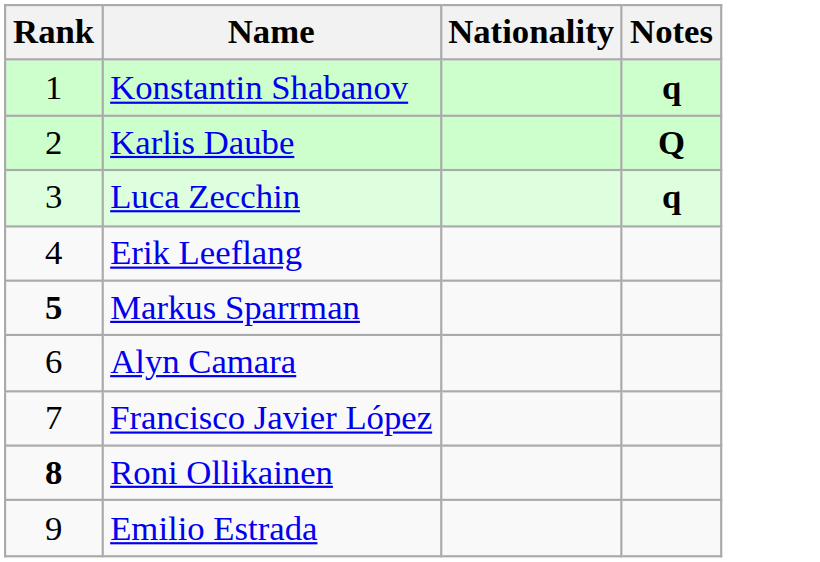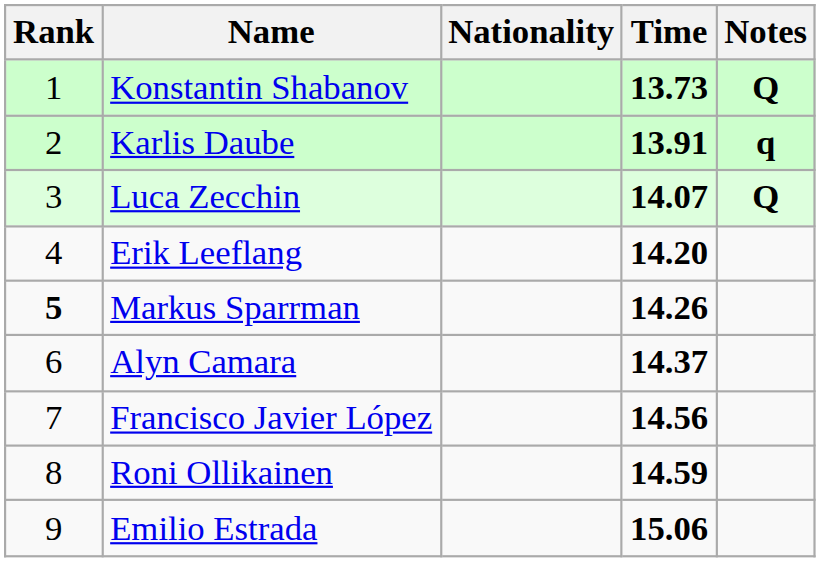+ column: (669, 32)
(672, 87) q -> (766, 87) Q
(672, 142) Q -> (766, 142) q
(672, 197) q -> (766, 197) Q
(54, 472) bold -> (54, 472) normal
